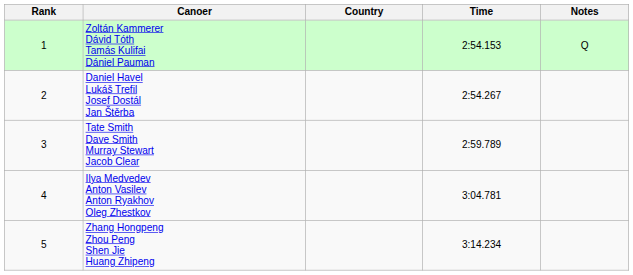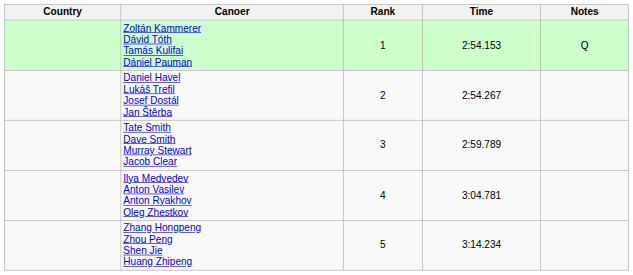columns swapped: (44, 12) <-> (364, 12)
